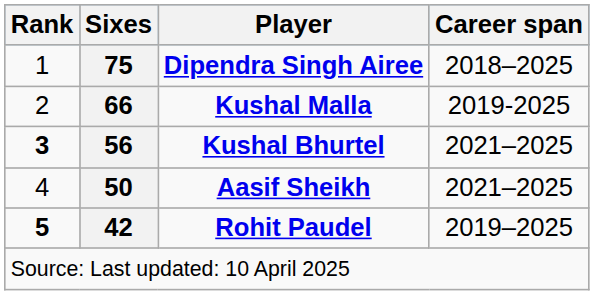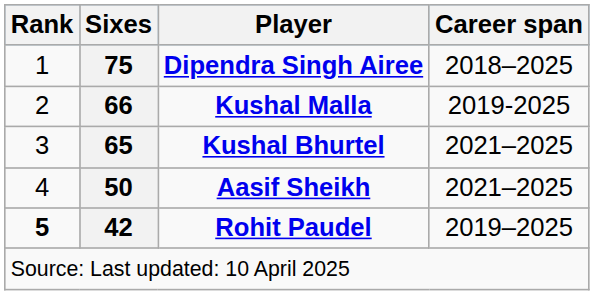(42, 146) bold -> (42, 146) normal
(119, 146) 56 -> (119, 146) 65
